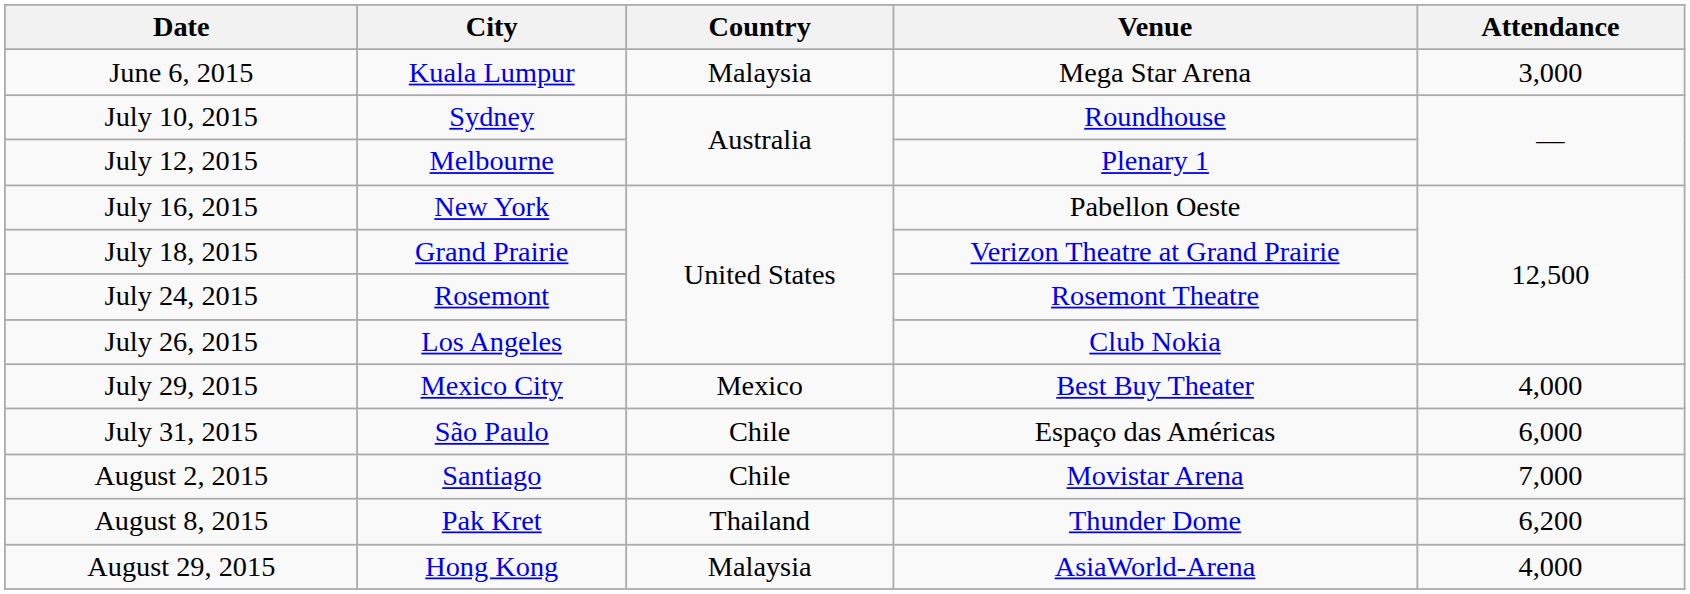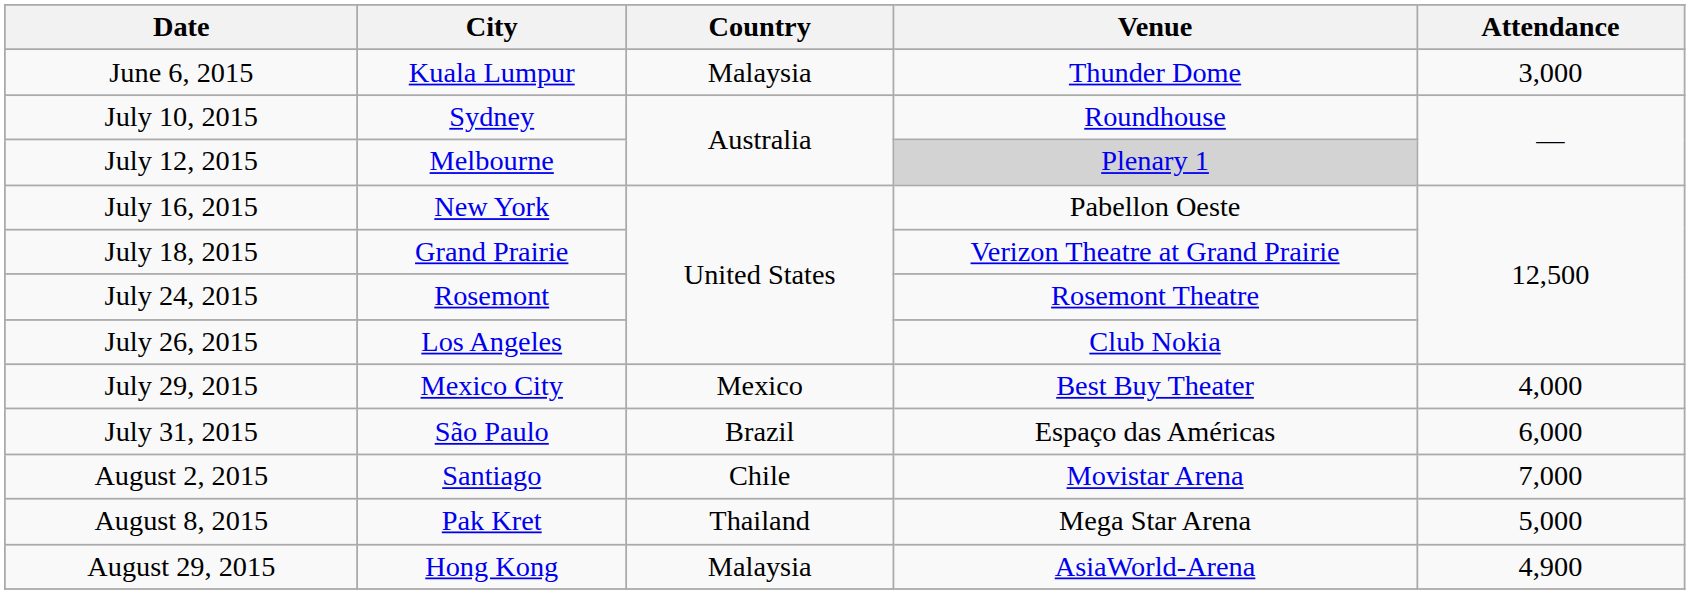(1155, 71) Mega Star Arena -> (1155, 71) Thunder Dome
(1155, 161) no background -> (1155, 161) lightgrey background
(760, 431) Chile -> (760, 431) Brazil
(1155, 521) Thunder Dome -> (1155, 521) Mega Star Arena
(1550, 521) 6,200 -> (1550, 521) 5,000
(1550, 565) 4,000 -> (1550, 565) 4,900
